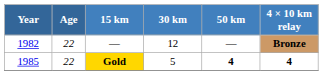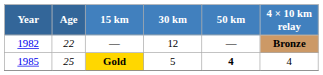(69, 61) 22 -> (69, 61) 25
(289, 61) bold -> (289, 61) normal
